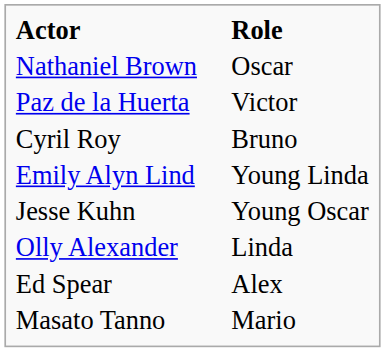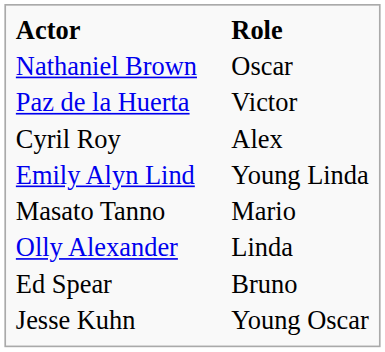(264, 139) Bruno -> (257, 139) Alex
rows swapped: (76, 211) <-> (91, 320)
(257, 284) Alex -> (264, 284) Bruno
